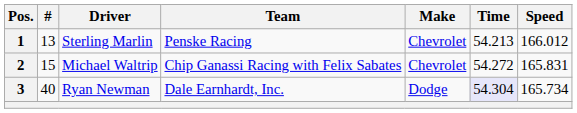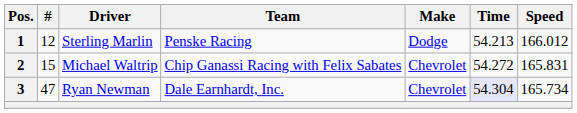(48, 41) 13 -> (48, 41) 12
(437, 41) Chevrolet -> (428, 41) Dodge
(48, 89) 40 -> (48, 89) 47
(428, 89) Dodge -> (437, 89) Chevrolet
